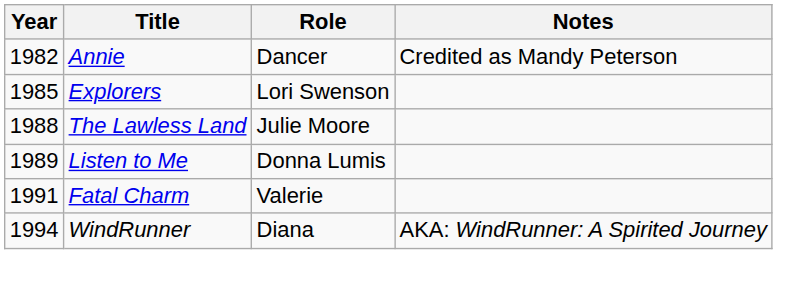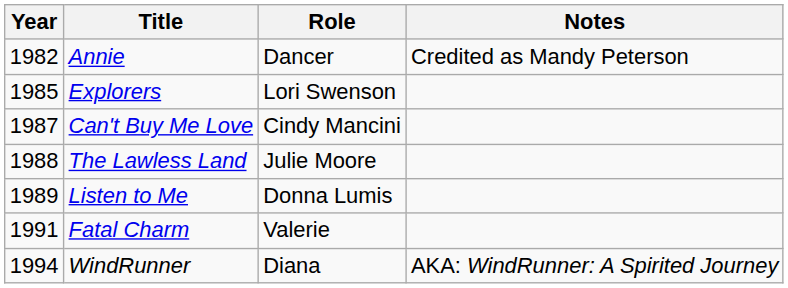+ row: (161, 126)
